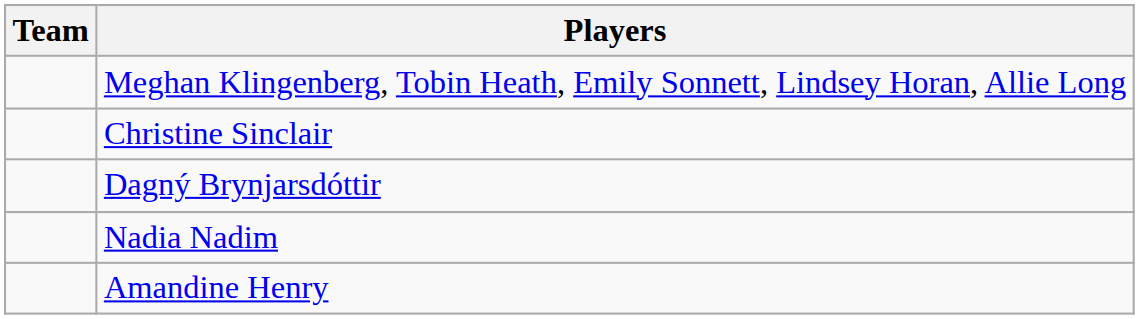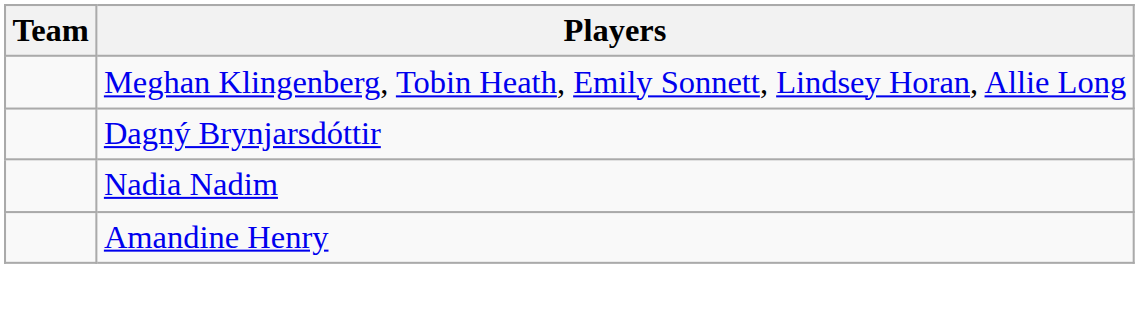- row: (218, 133)
